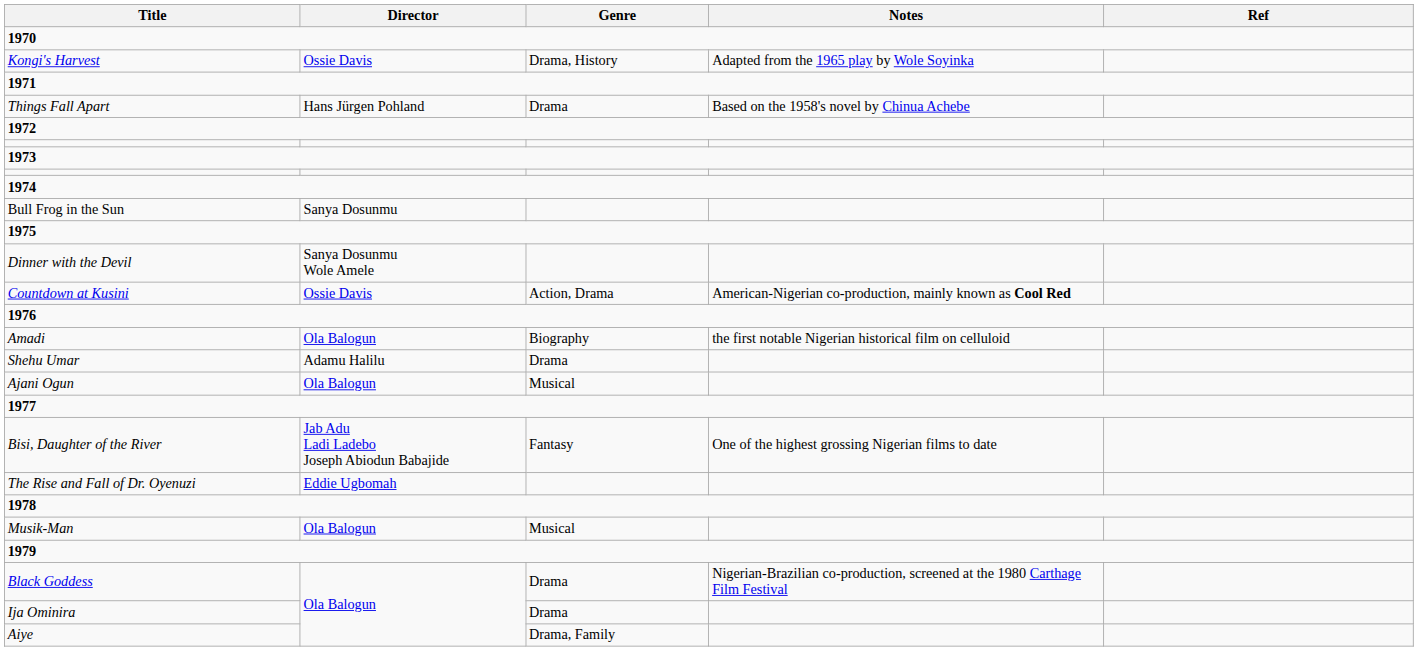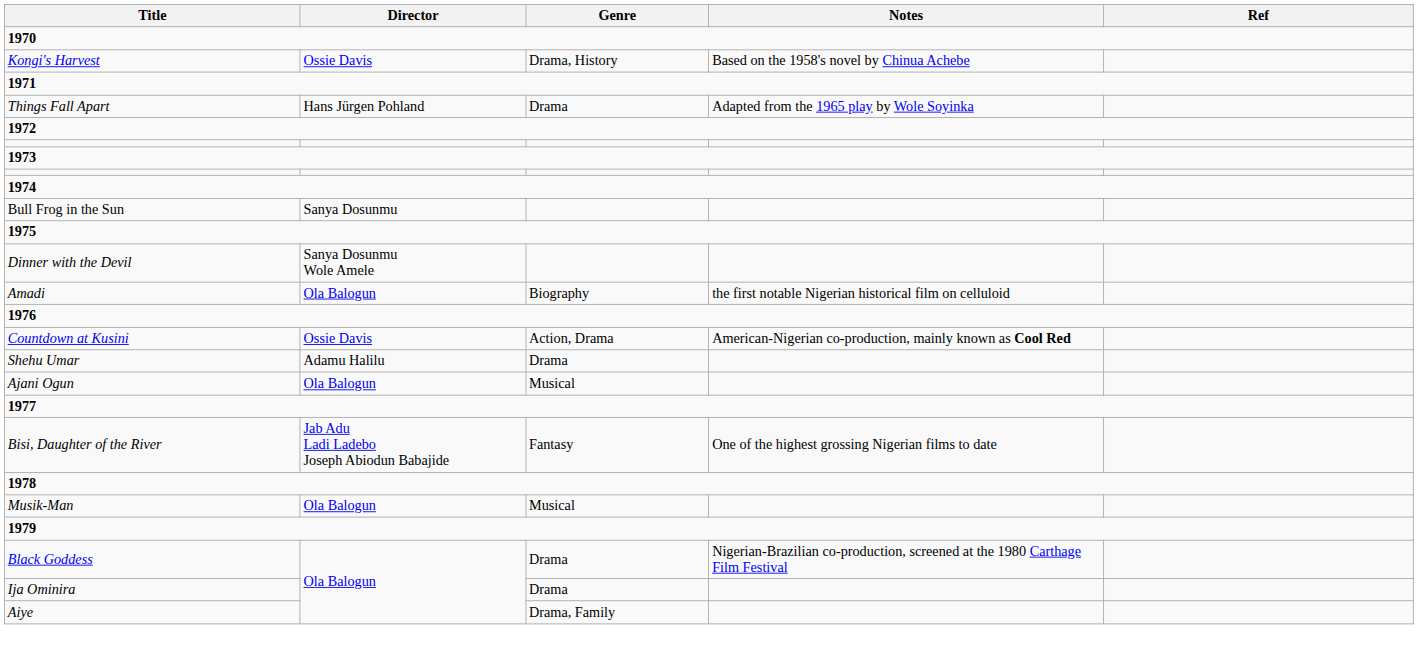(843, 60) Adapted from the 1965 play by Wole Soyinka -> (841, 60) Based on the 1958's novel by Chinua Achebe
(841, 106) Based on the 1958's novel by Chinua Achebe -> (843, 106) Adapted from the 1965 play by Wole Soyinka
rows swapped: (26, 338) <-> (68, 293)
- row: (102, 483)
